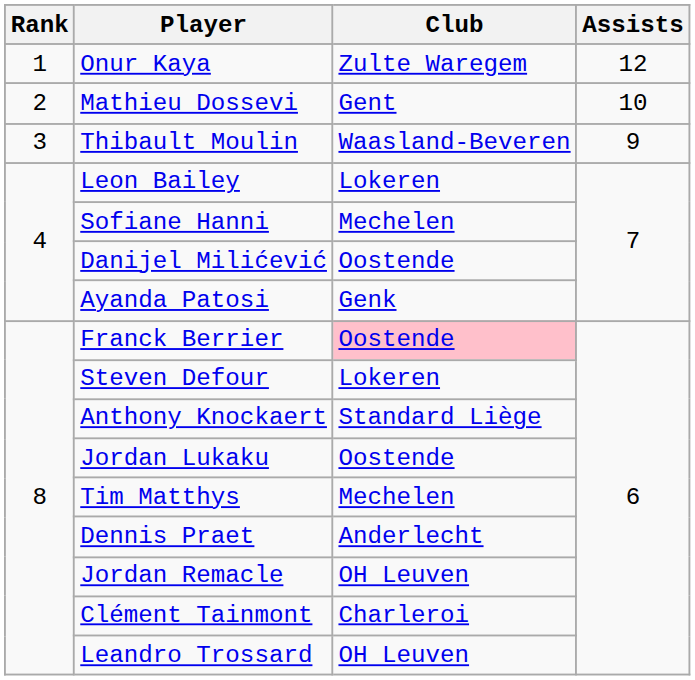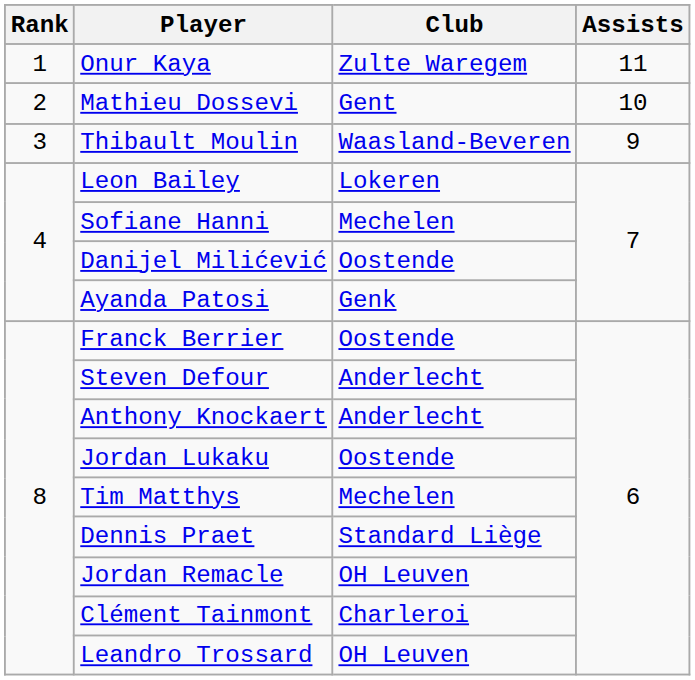(633, 64) 12 -> (633, 64) 11
(397, 340) pink background -> (397, 340) no background
(389, 379) Lokeren -> (411, 379) Anderlecht
(440, 419) Standard Liège -> (411, 419) Anderlecht
(411, 537) Anderlecht -> (440, 537) Standard Liège
